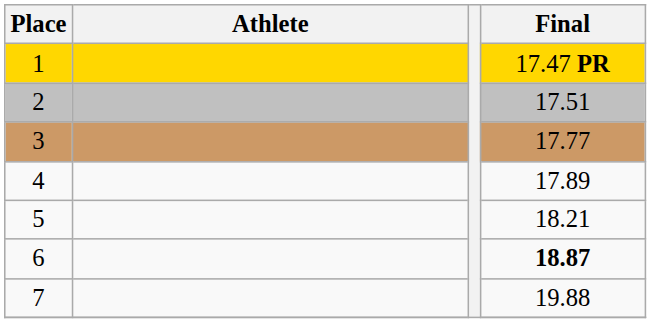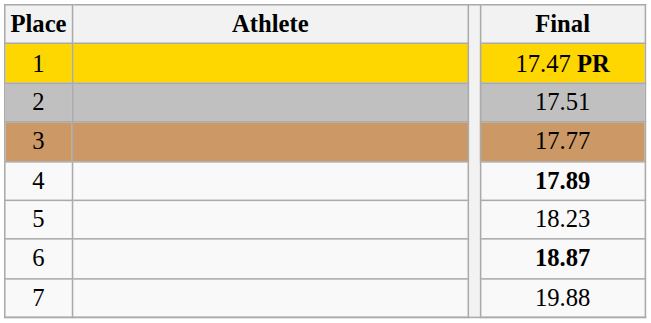(563, 180) normal -> (563, 180) bold
(563, 219) 18.21 -> (563, 219) 18.23
